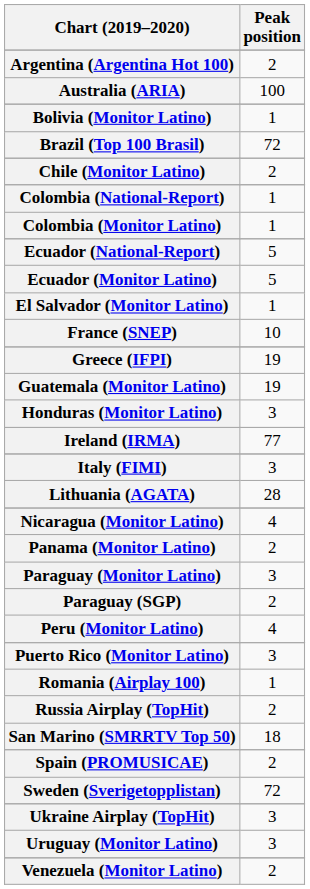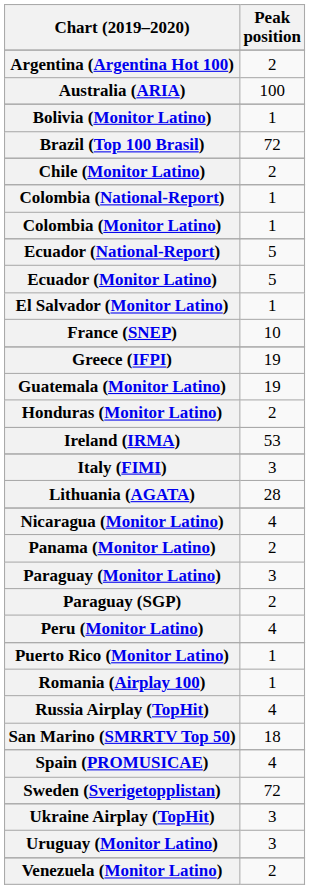(272, 413) 3 -> (272, 413) 2
(272, 440) 77 -> (272, 440) 53
(272, 655) 3 -> (272, 655) 1
(272, 709) 2 -> (272, 709) 4
(272, 763) 2 -> (272, 763) 4
